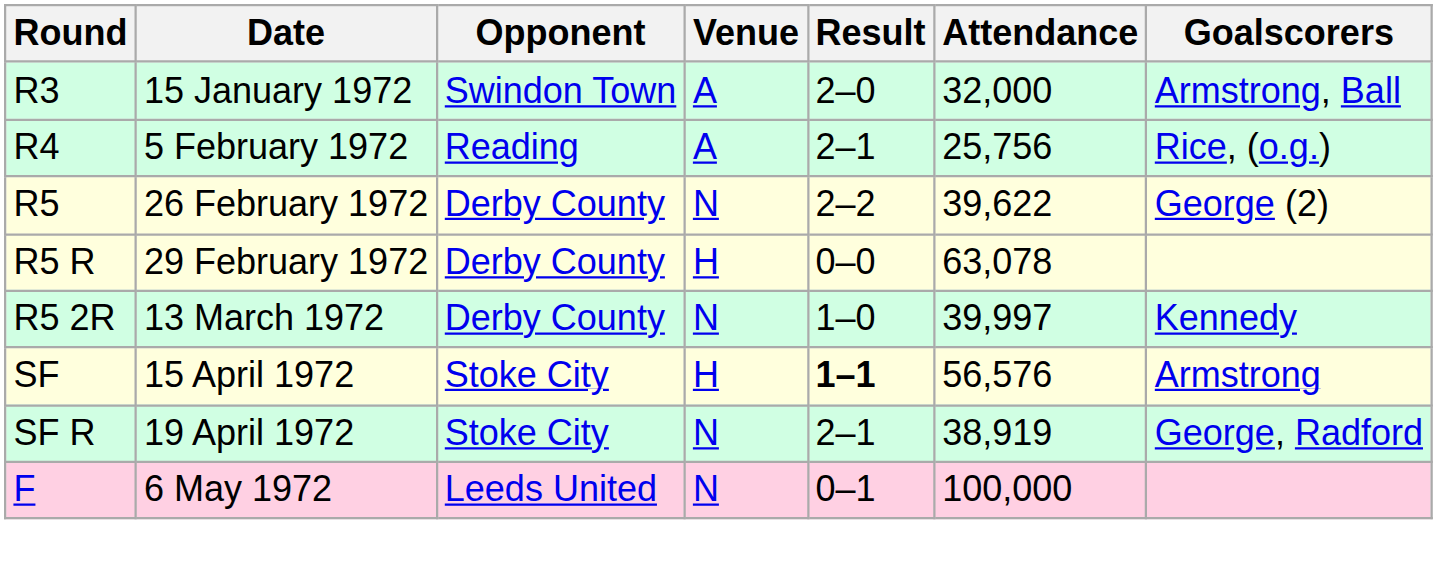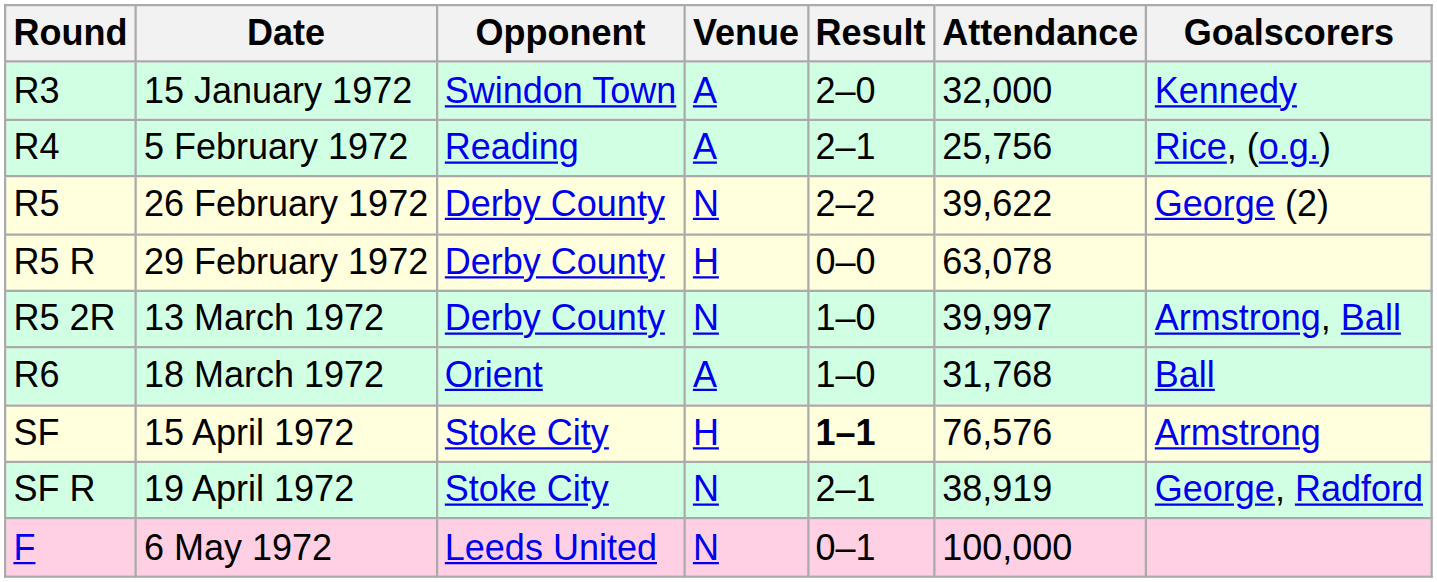(1278, 90) Armstrong, Ball -> (1226, 90) Kennedy
(1226, 318) Kennedy -> (1278, 318) Armstrong, Ball
+ row: (264, 375)
(997, 375) 56,576 -> (997, 432) 76,576
